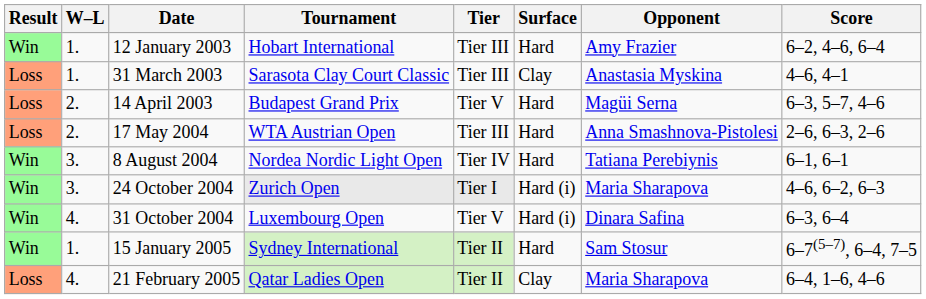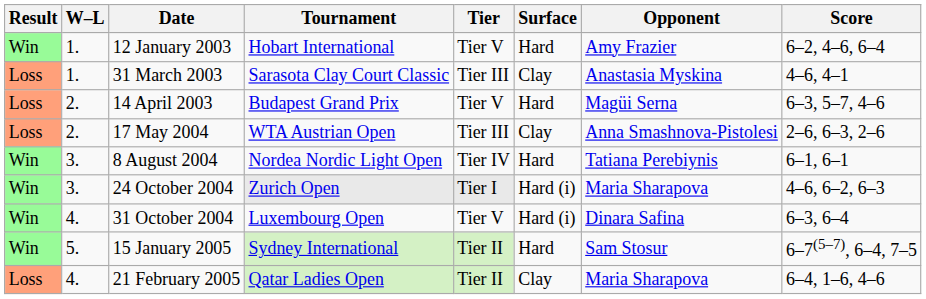(483, 47) Tier III -> (481, 47) Tier V
(536, 132) Hard -> (535, 132) Clay
(72, 248) 1. -> (72, 248) 5.
